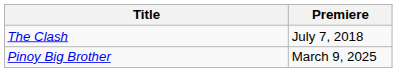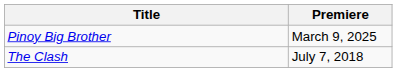rows swapped: (38, 36) <-> (59, 57)
